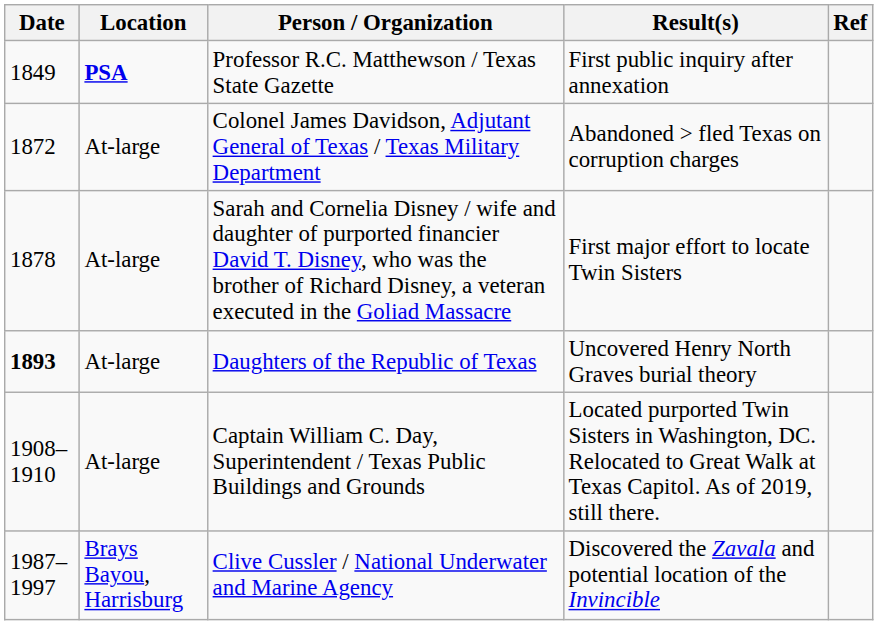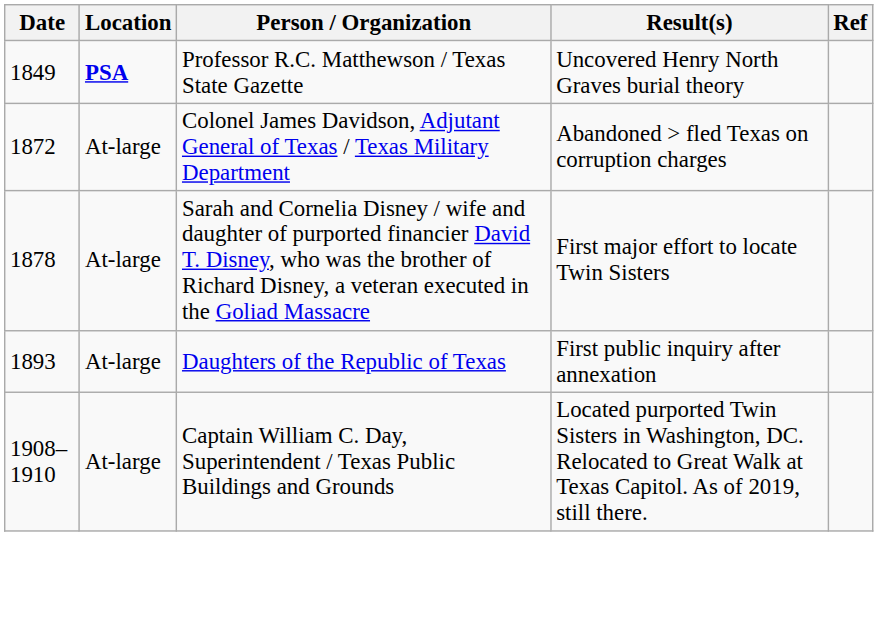(681, 71) First public inquiry after annexation -> (667, 71) Uncovered Henry North Graves burial theory
(33, 360) bold -> (33, 360) normal
(680, 360) Uncovered Henry North Graves burial theory -> (668, 360) First public inquiry after annexation
- row: (380, 574)
